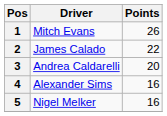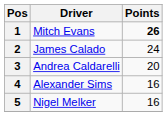(153, 31) normal -> (153, 31) bold
(153, 48) 22 -> (153, 48) 24
